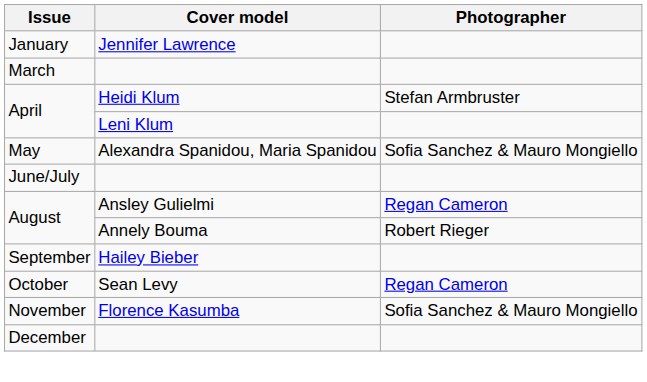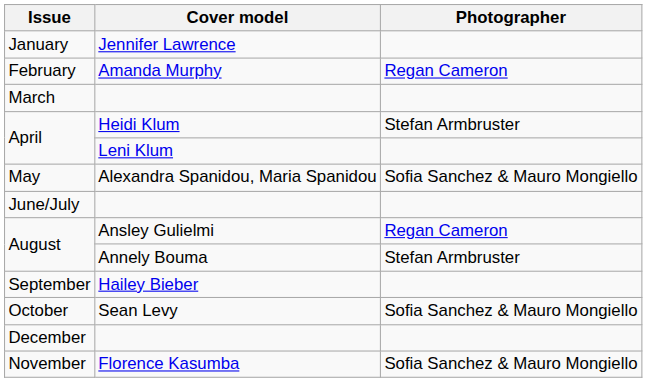+ row: (42, 71)
(437, 230) Robert Rieger -> (452, 257) Stefan Armbruster
(446, 284) Regan Cameron -> (511, 310) Sofia Sanchez & Mauro Mongiello
rows swapped: (47, 310) <-> (47, 337)
